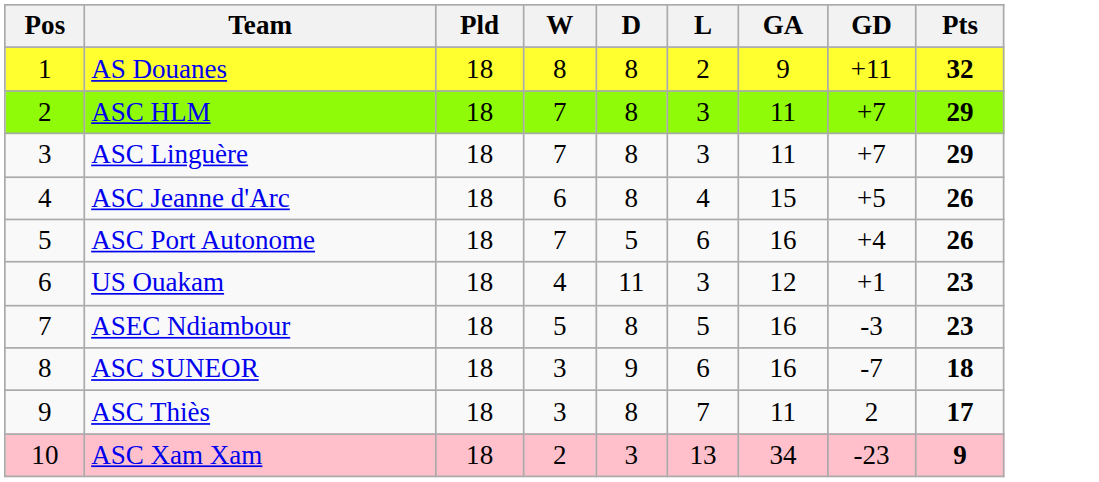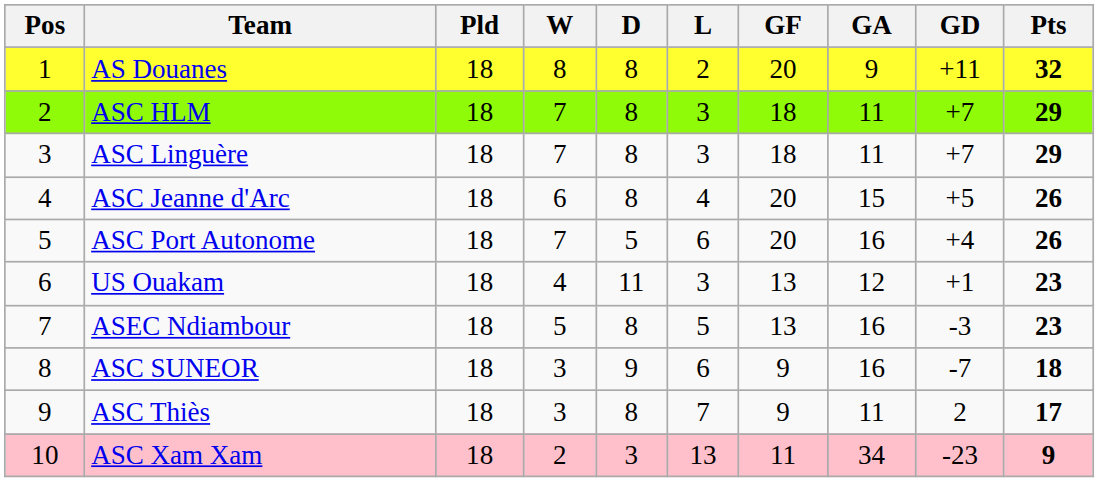+ column: (783, 25)
